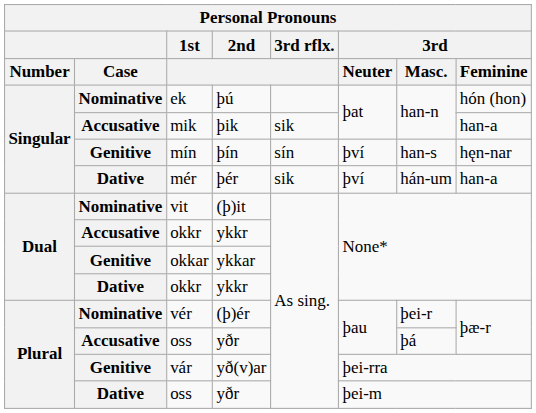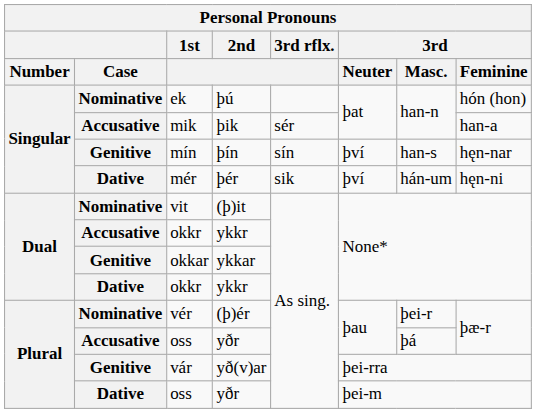(284, 125) sik -> (284, 125) sér
(479, 179) han-a -> (481, 179) hęn-ni
